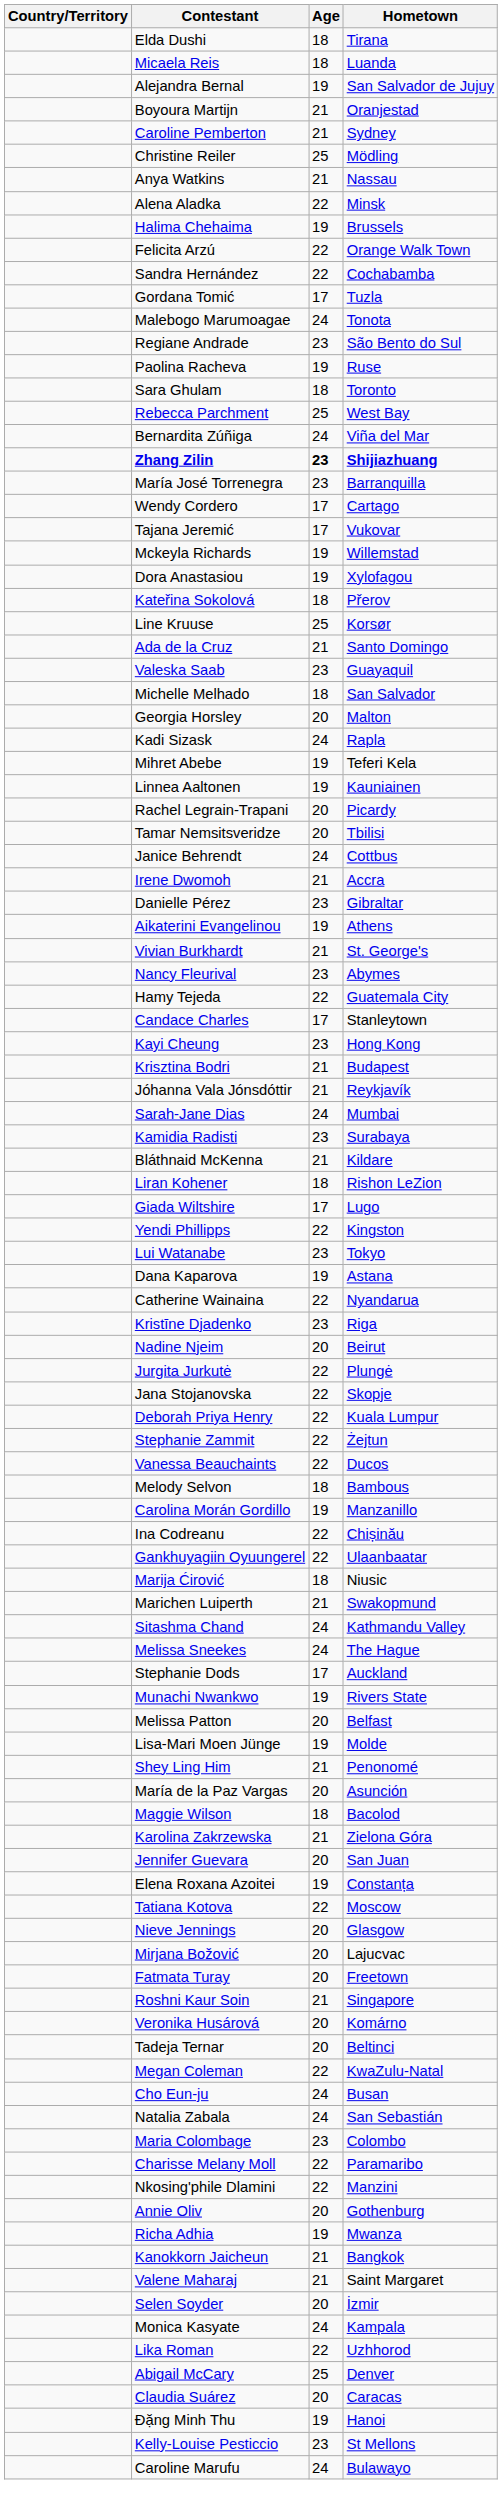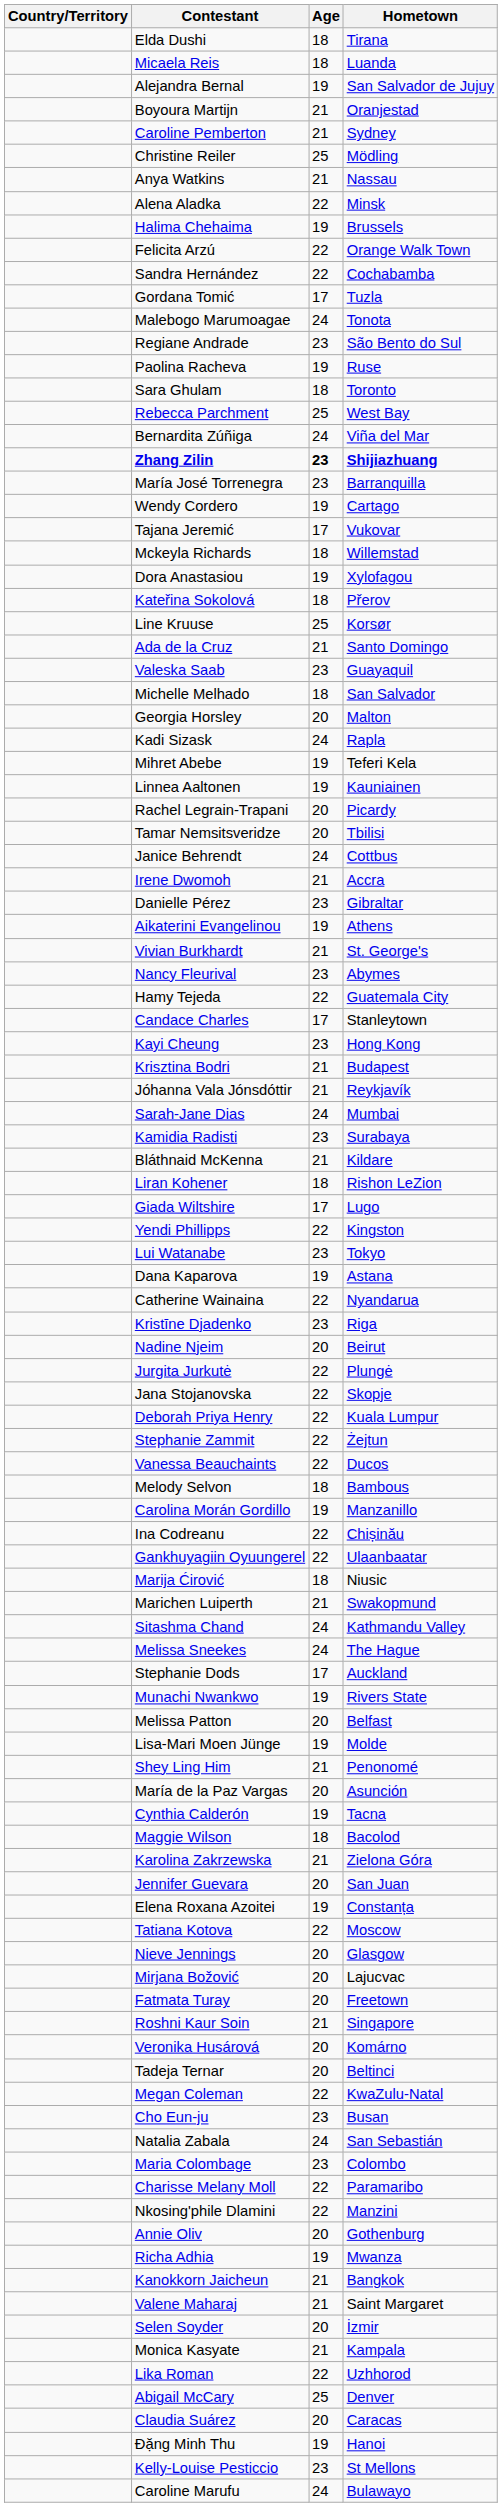(320, 506) 17 -> (320, 506) 19
(320, 553) 19 -> (320, 553) 18
+ row: (192, 1814)
(320, 2094) 24 -> (320, 2117) 23
(320, 2327) 24 -> (320, 2350) 21
